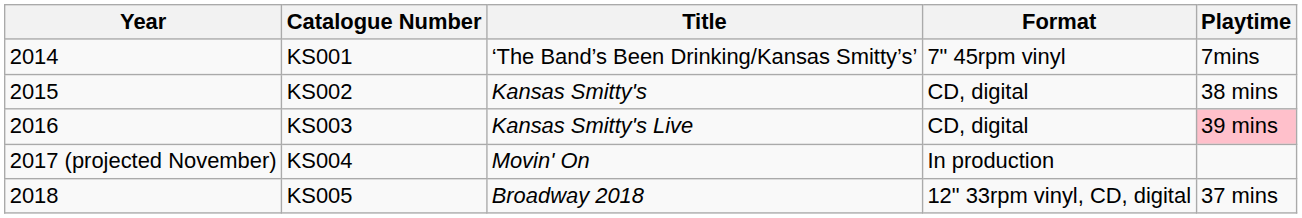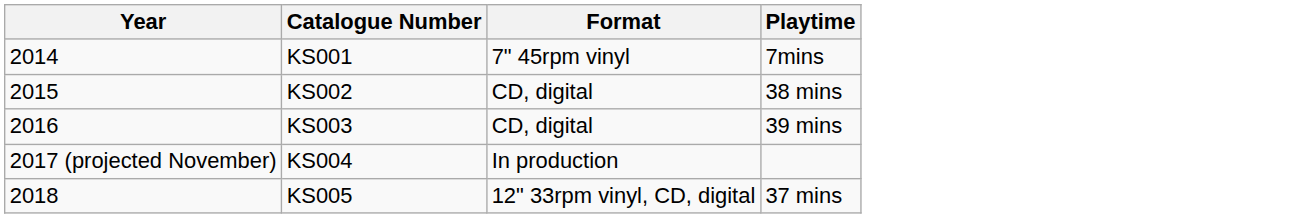- column: (704, 21)
(1239, 126) pink background -> (804, 126) no background
